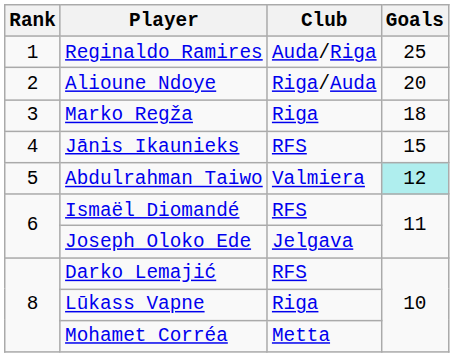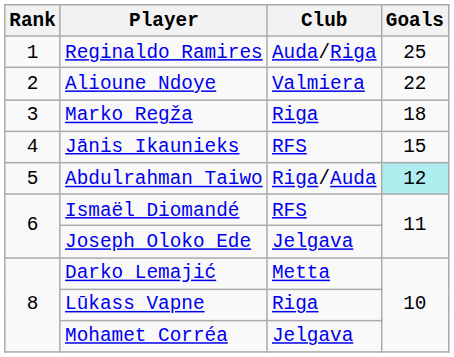(324, 84) Riga/Auda -> (318, 84) Valmiera
(415, 84) 20 -> (415, 84) 22
(318, 178) Valmiera -> (324, 178) Riga/Auda
(289, 273) RFS -> (301, 273) Metta
(301, 336) Metta -> (313, 336) Jelgava
